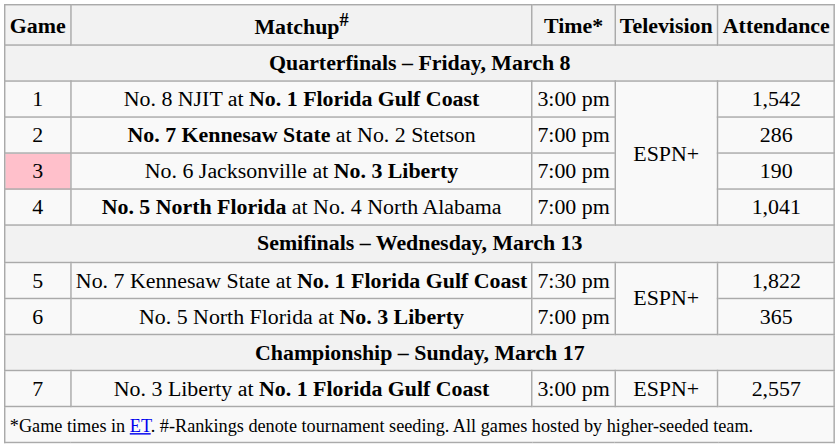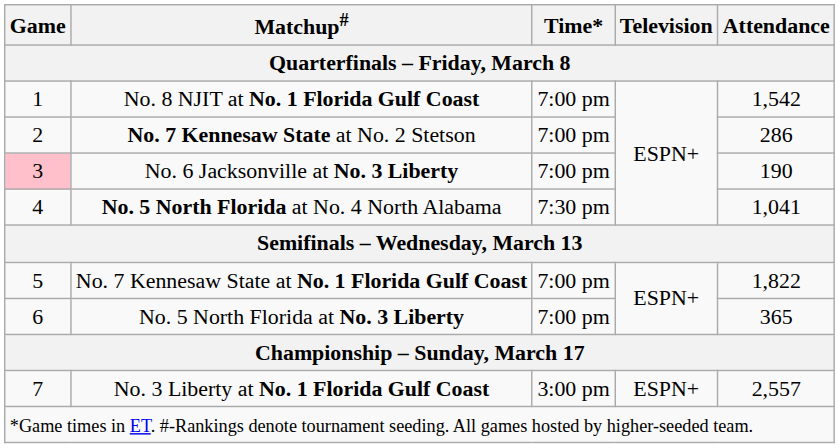(574, 99) 3:00 pm -> (574, 99) 7:00 pm
(574, 207) 7:00 pm -> (574, 207) 7:30 pm
(574, 279) 7:30 pm -> (574, 279) 7:00 pm
